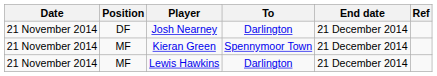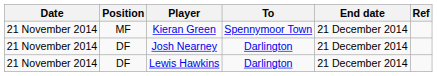rows swapped: (184, 30) <-> (184, 47)
(123, 63) MF -> (123, 63) DF
